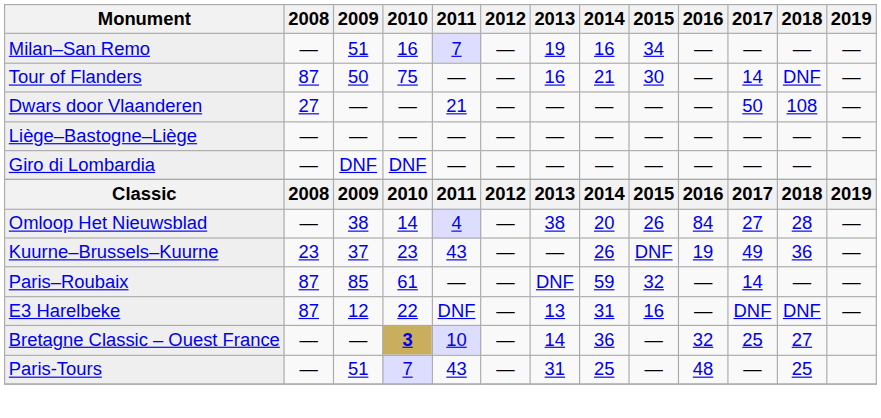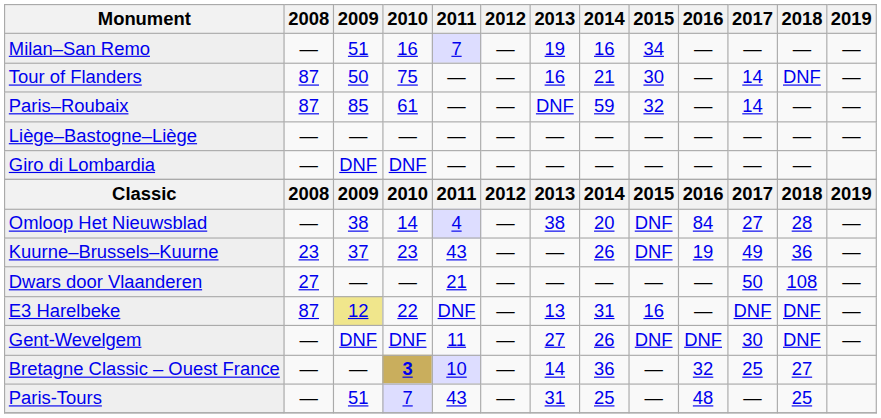rows swapped: (69, 281) <-> (105, 106)
(654, 223) 26 -> (654, 223) DNF
(358, 310) no background -> (358, 310) khaki background
+ row: (75, 340)
